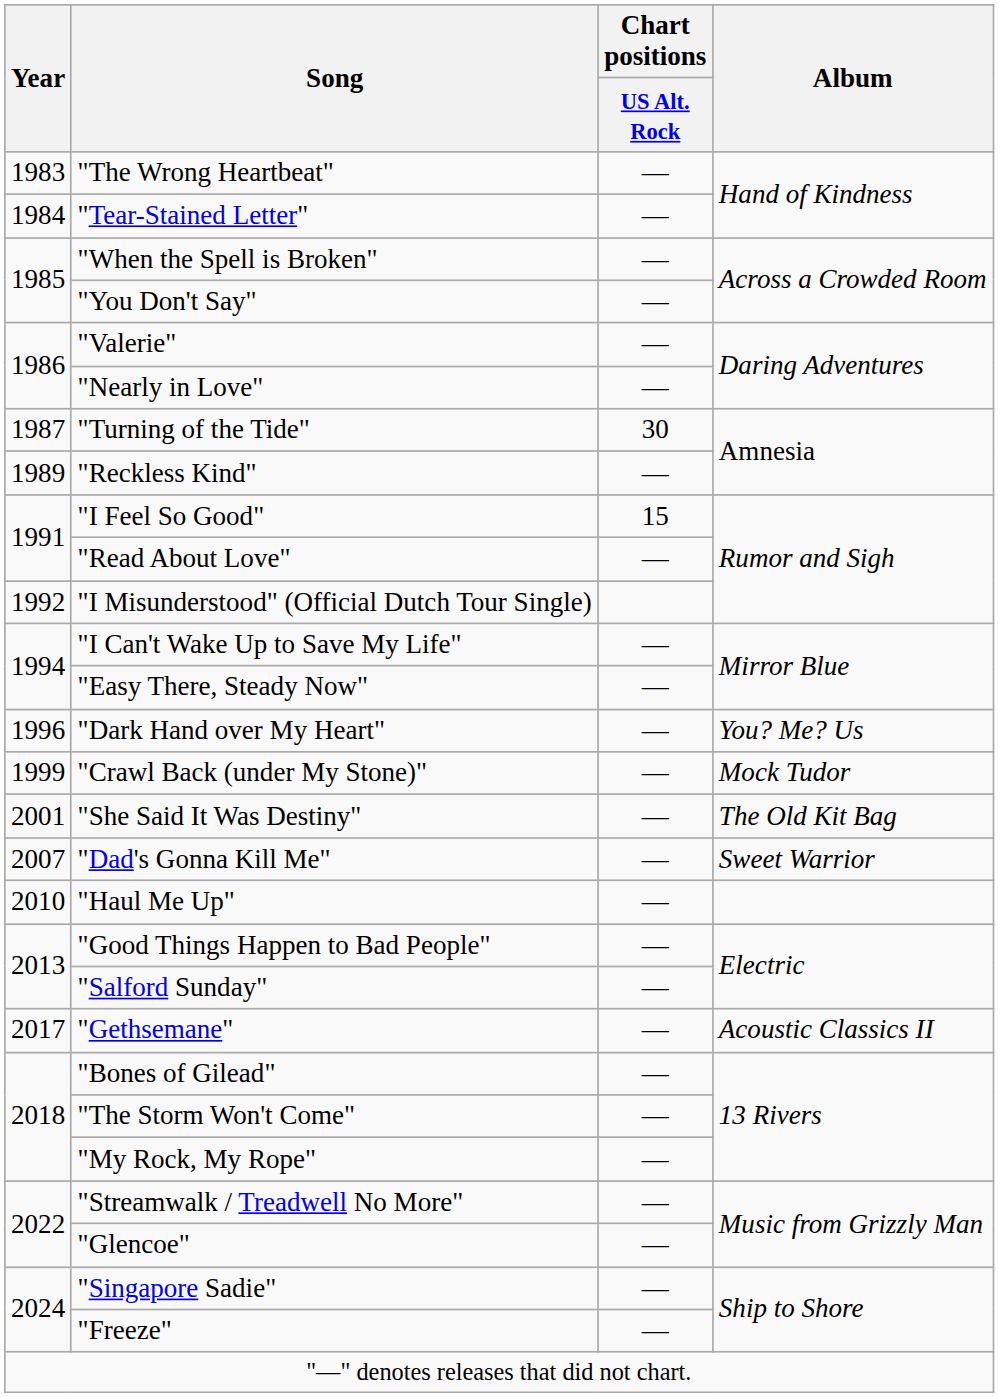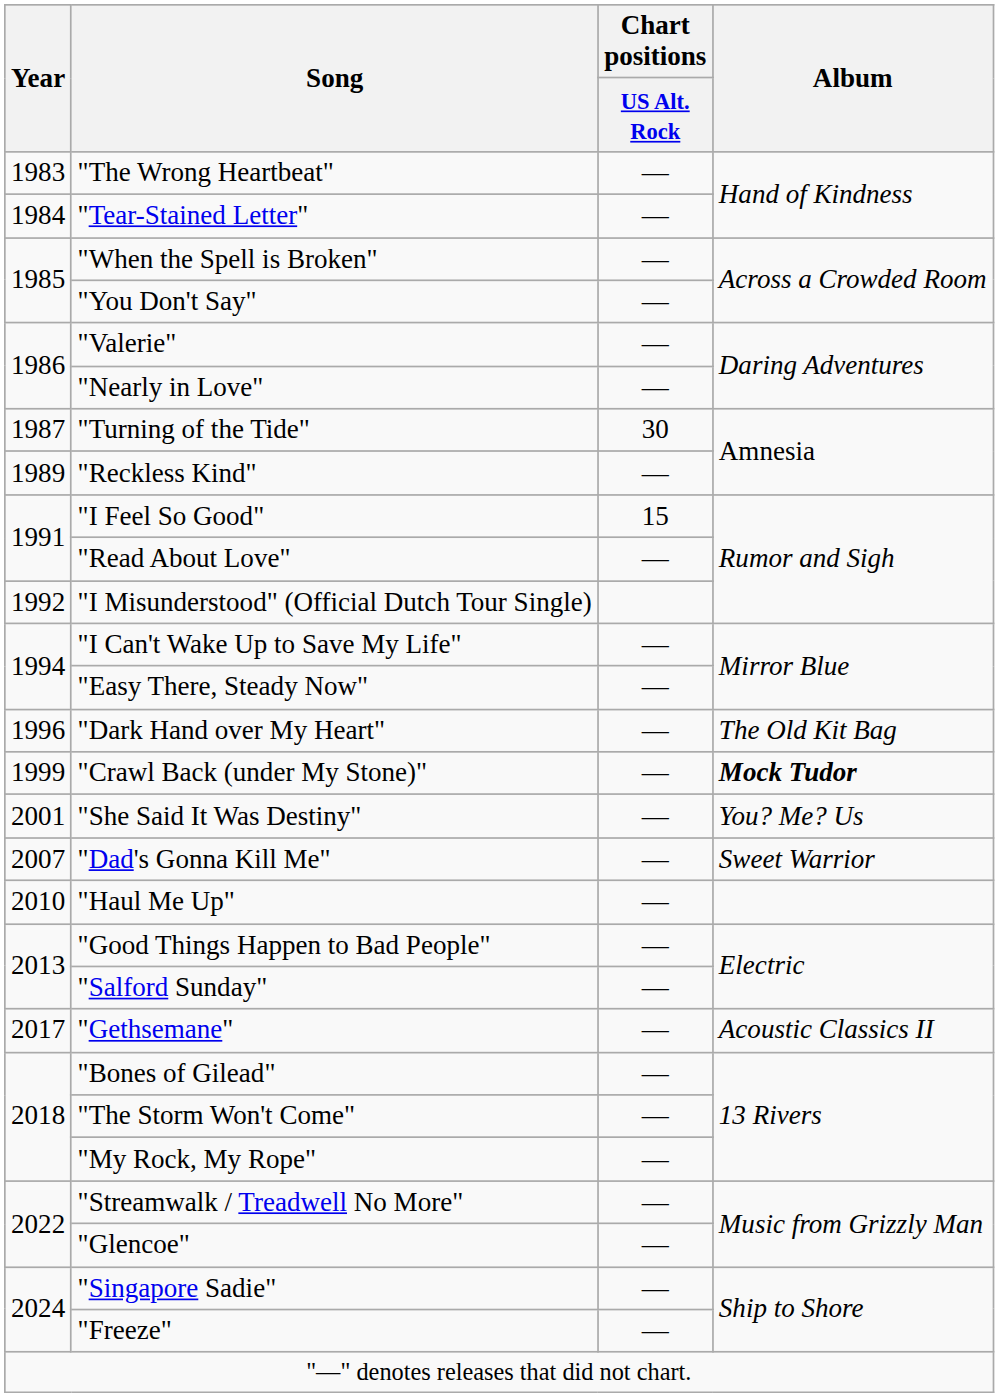(791, 730) You? Me? Us -> (808, 730) The Old Kit Bag
(785, 772) normal -> (788, 772) bold
(808, 815) The Old Kit Bag -> (791, 815) You? Me? Us
